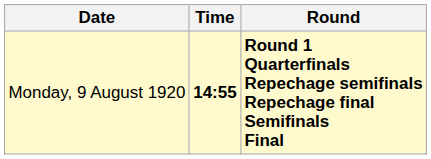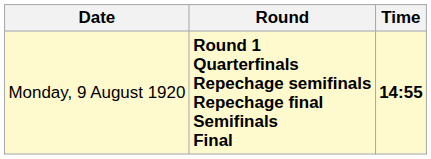columns swapped: (215, 17) <-> (333, 17)
